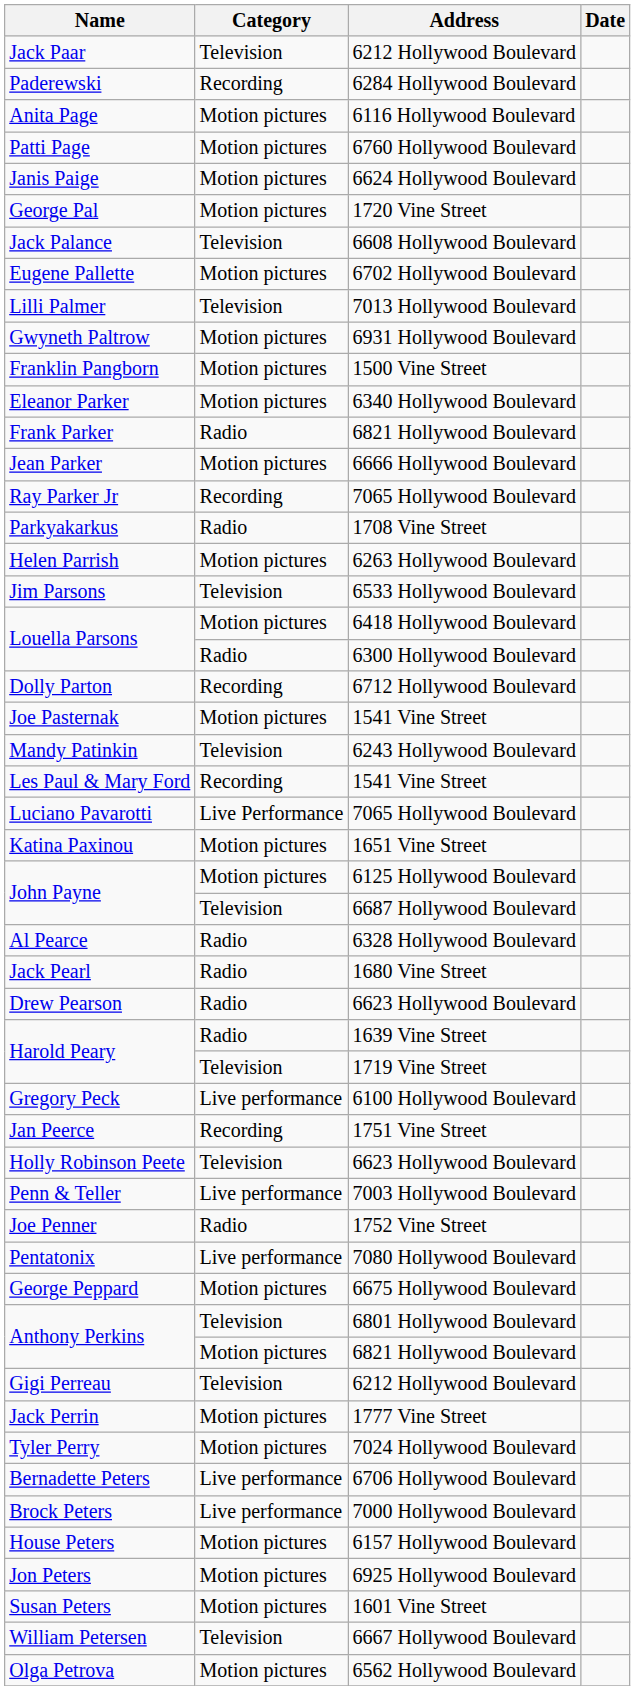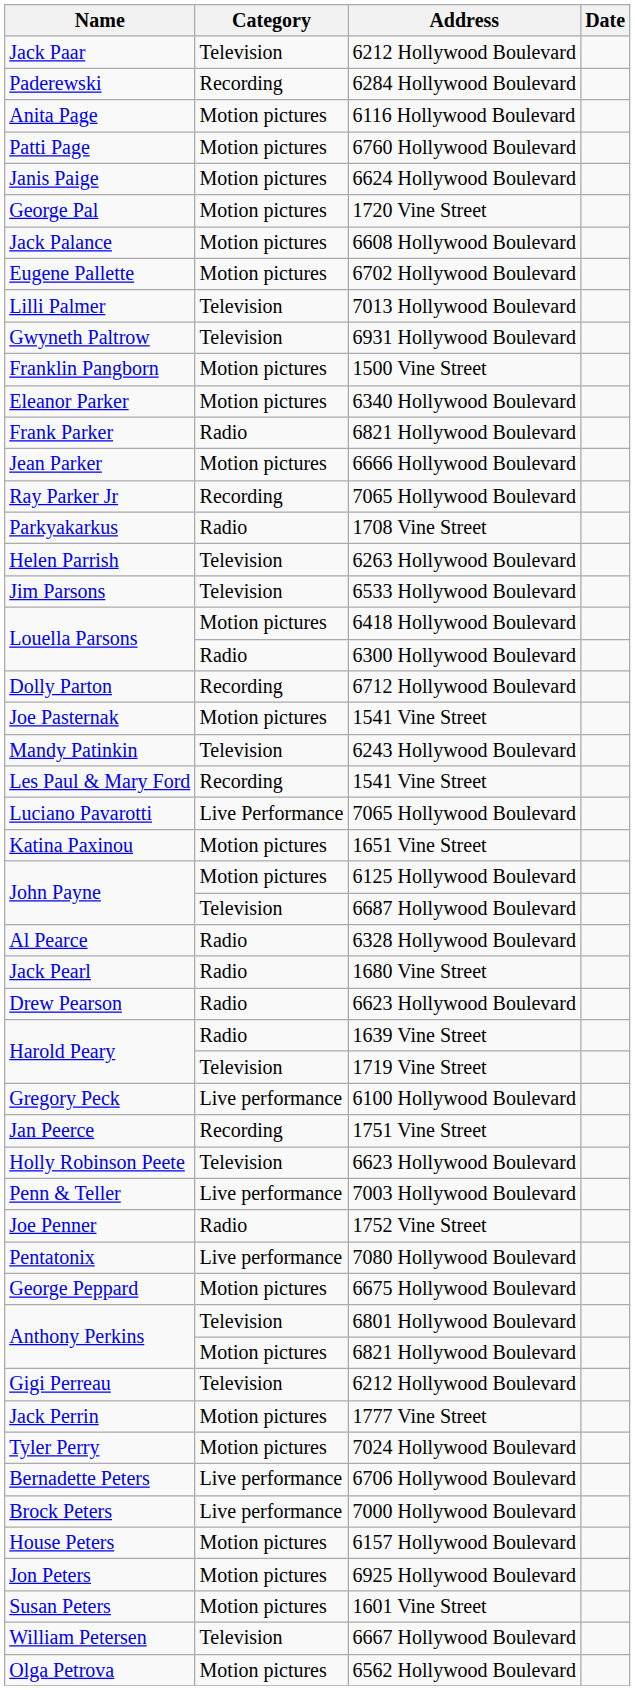(241, 242) Television -> (263, 242) Motion pictures
(263, 337) Motion pictures -> (241, 337) Television
(263, 559) Motion pictures -> (241, 559) Television
